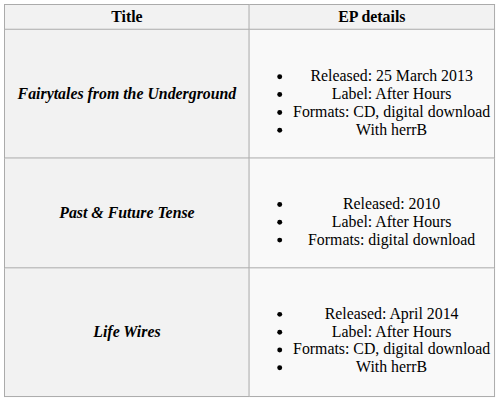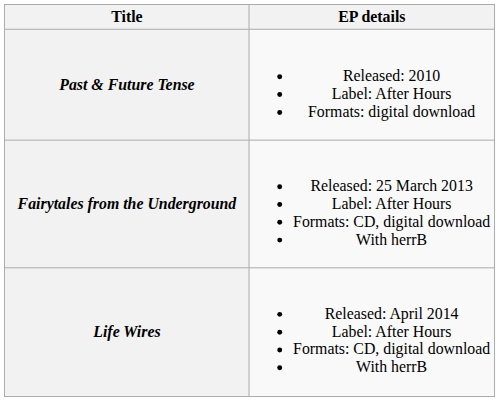rows swapped: (127, 212) <-> (127, 93)
